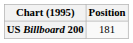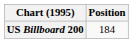(107, 30) 181 -> (107, 30) 184
